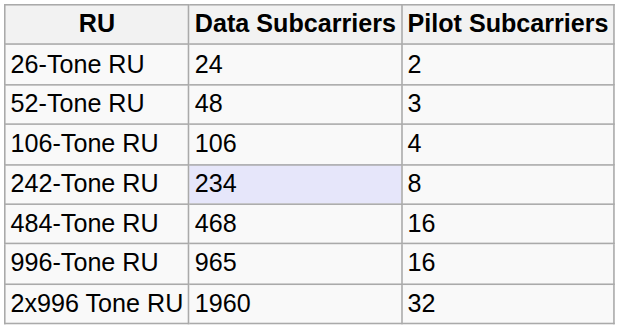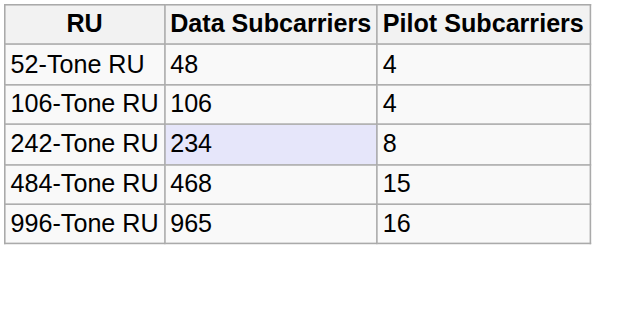- row: (78, 64)
(414, 104) 3 -> (390, 64) 4
(421, 223) 16 -> (397, 183) 15
- row: (97, 303)
